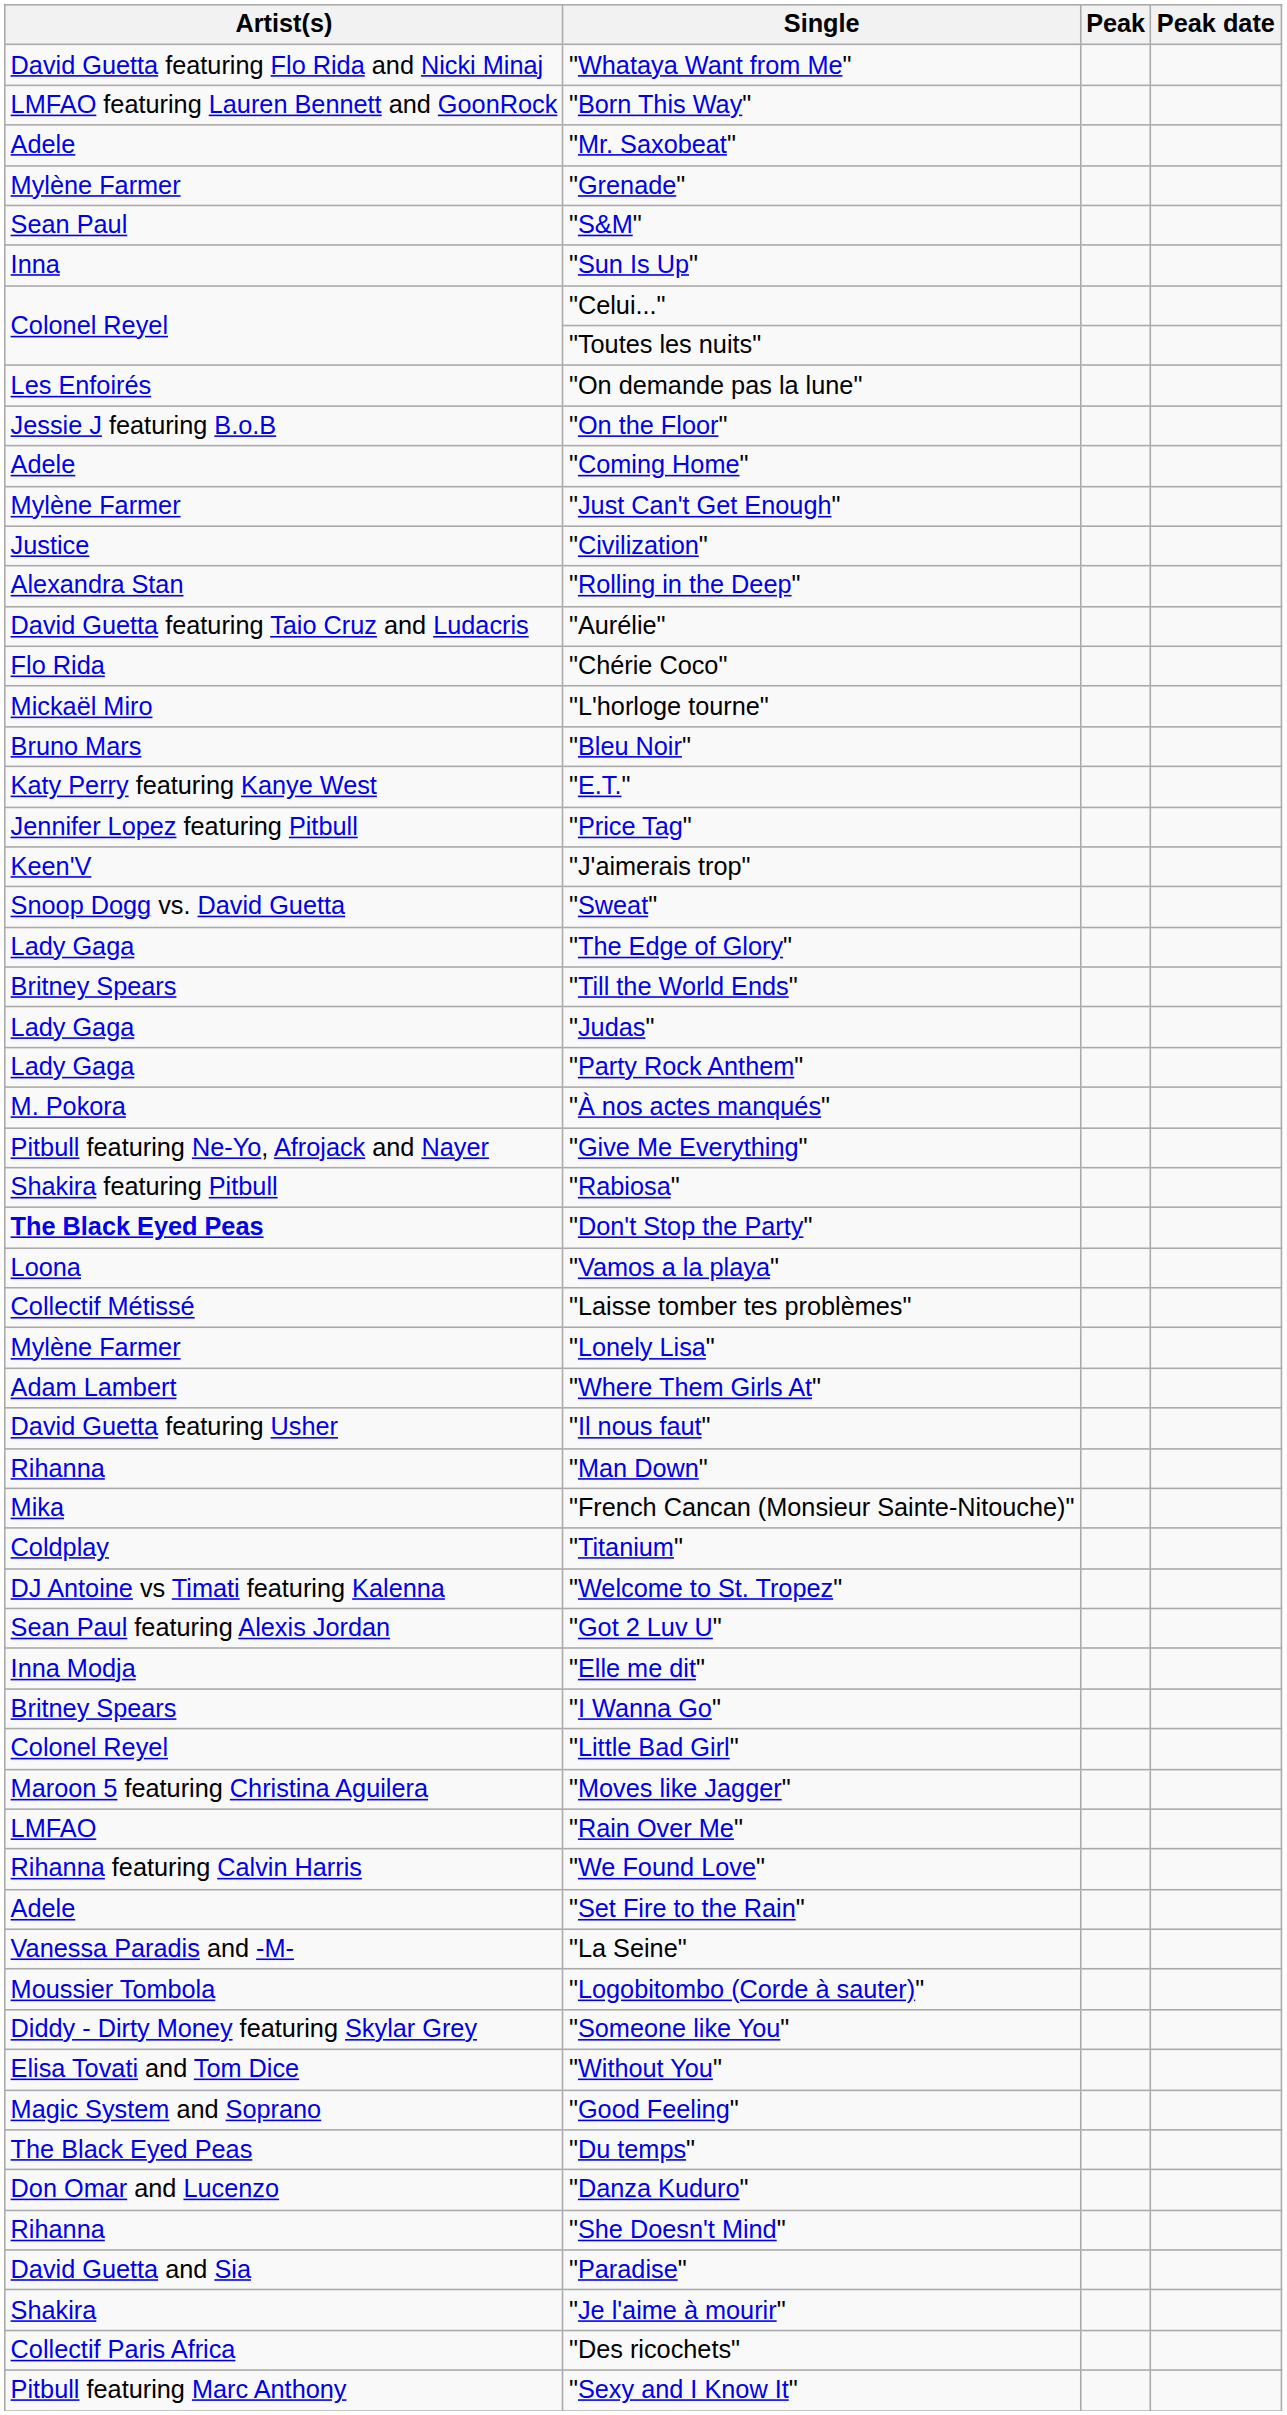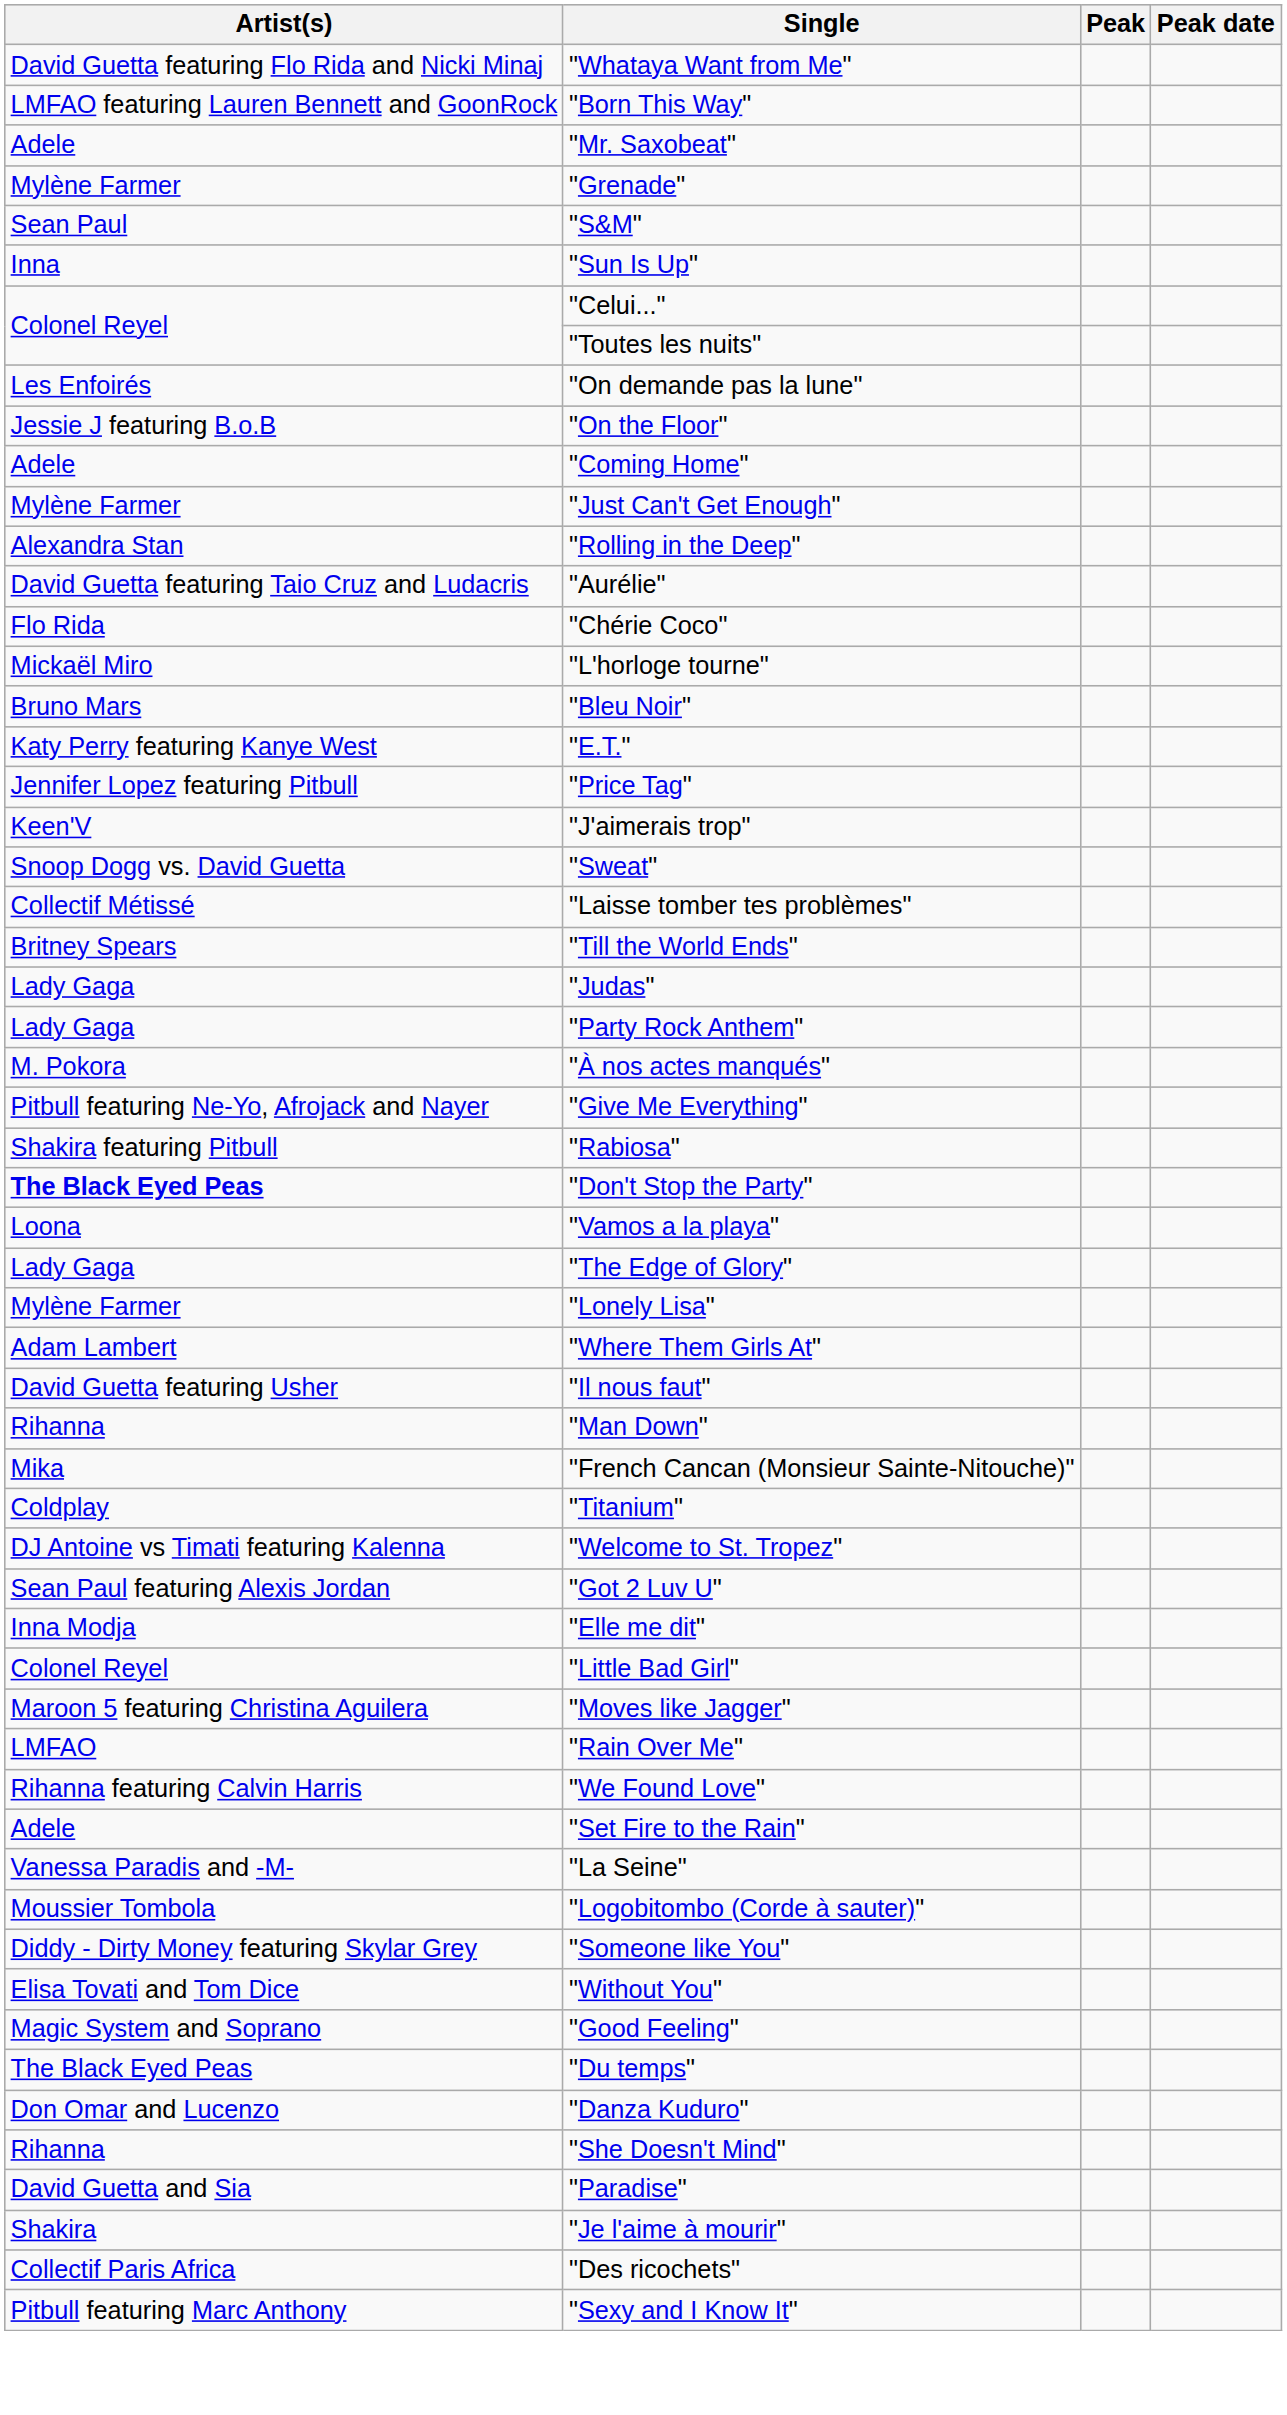- row: (638, 545)
rows swapped: (681, 946) <-> (740, 1307)
- row: (645, 1708)
